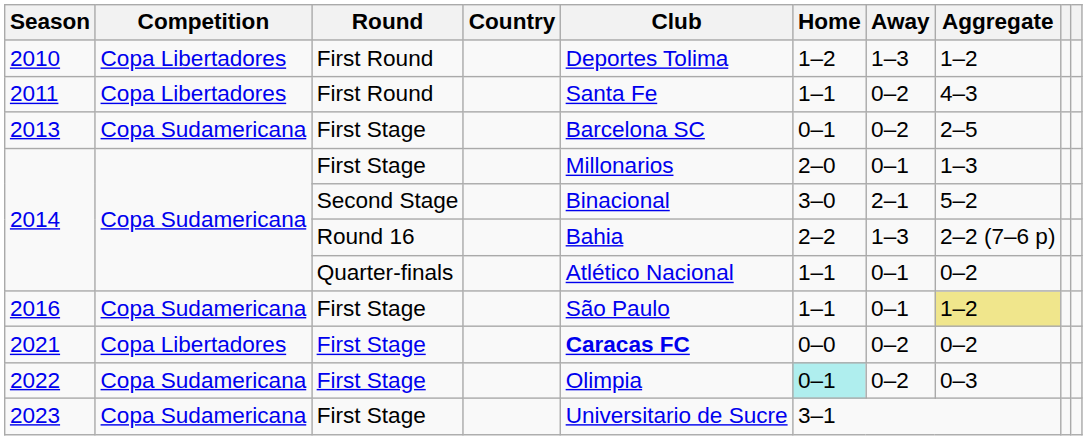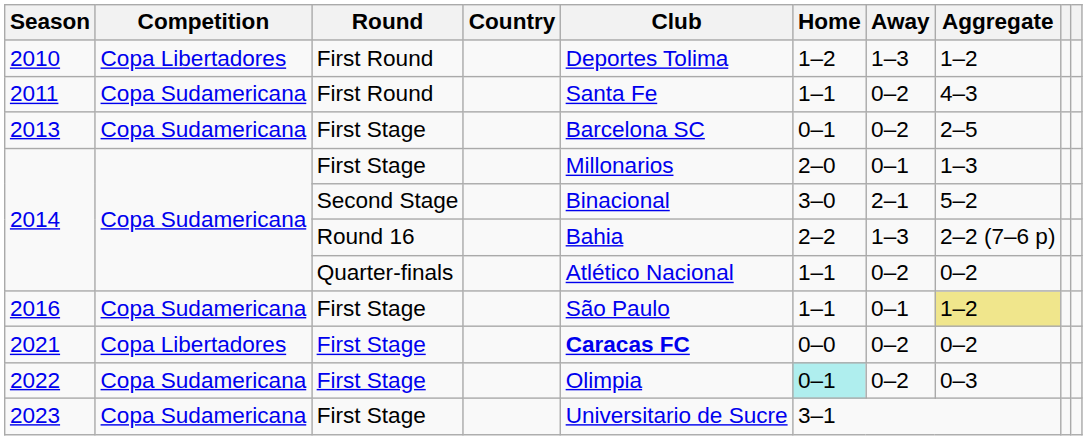(193, 93) Copa Libertadores -> (203, 93) Copa Sudamericana
(890, 272) 0–1 -> (890, 272) 0–2
